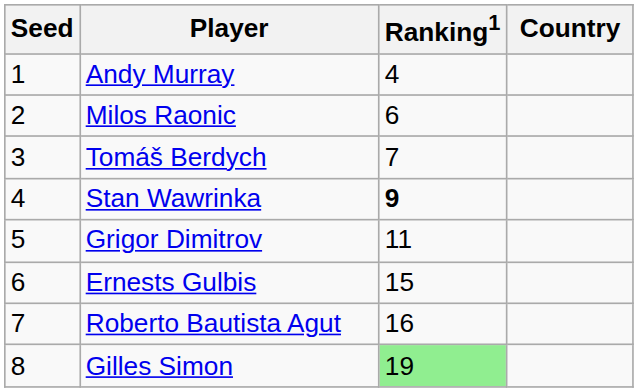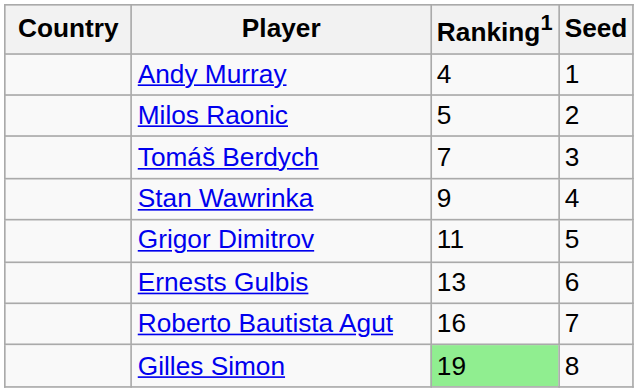columns swapped: (570, 28) <-> (42, 28)
(392, 115) 6 -> (444, 115) 5
(392, 198) bold -> (444, 198) normal
(399, 282) 15 -> (451, 282) 13
